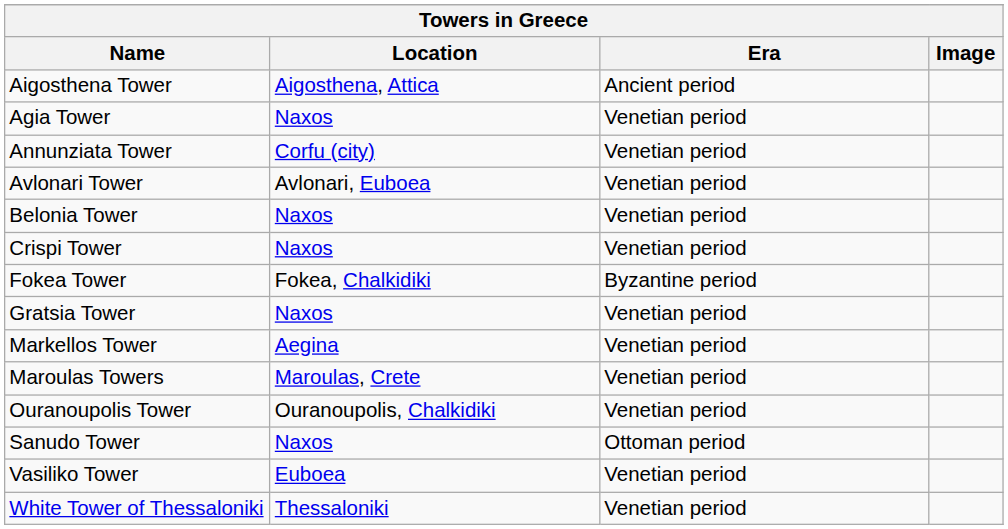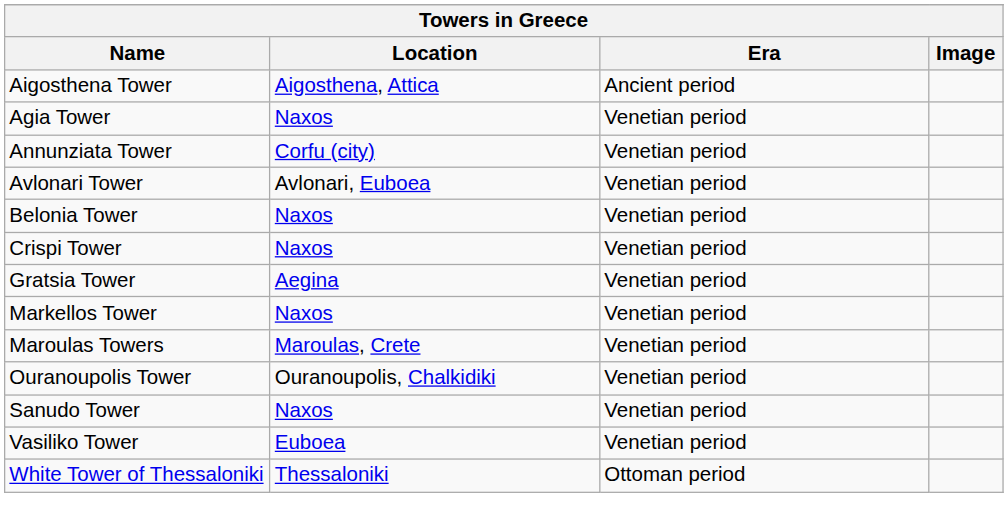- row: (68, 280)
(304, 313) Naxos -> (307, 280) Aegina
(307, 345) Aegina -> (304, 313) Naxos
(675, 442) Ottoman period -> (675, 410) Venetian period
(675, 507) Venetian period -> (675, 475) Ottoman period
